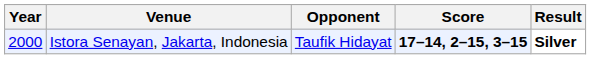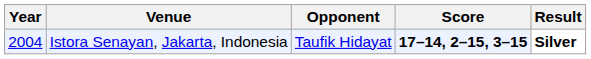(25, 41) 2000 -> (25, 41) 2004
